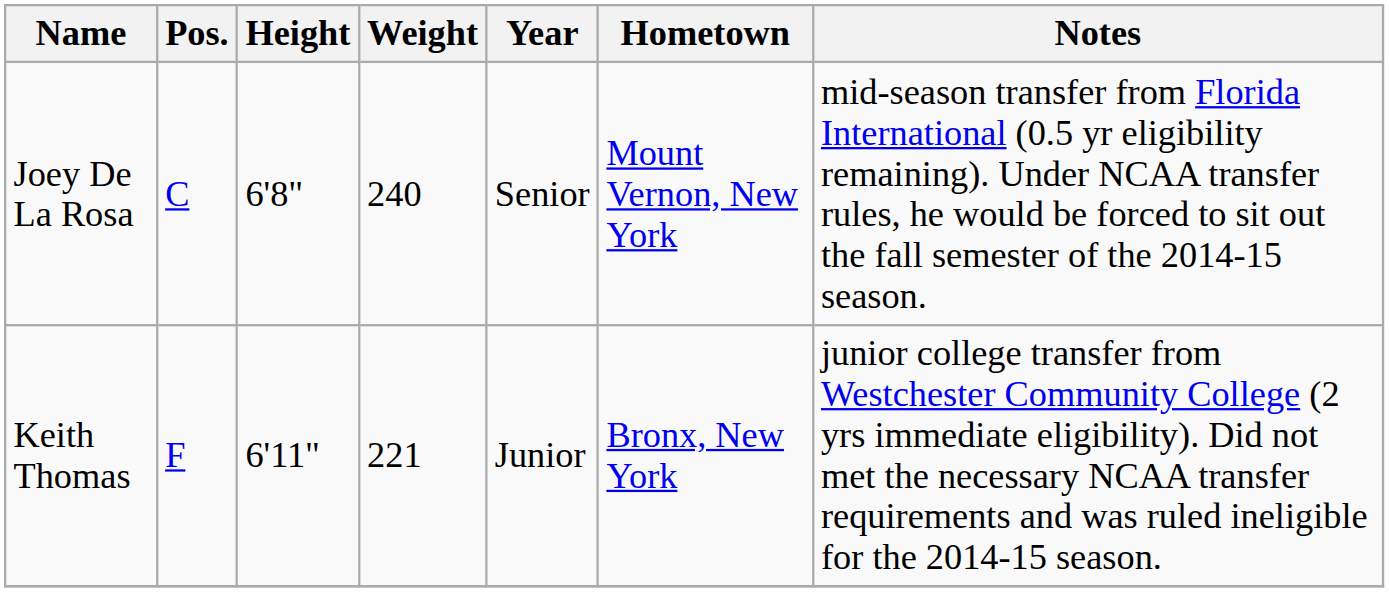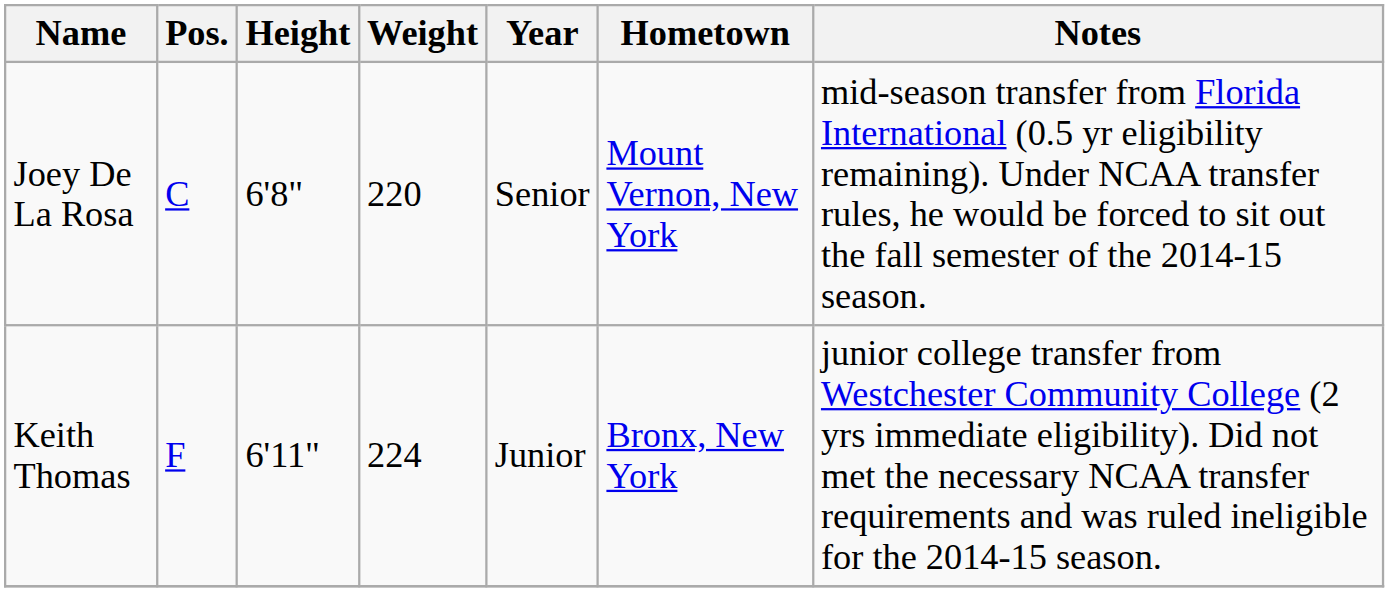(394, 193) 240 -> (394, 193) 220
(394, 454) 221 -> (394, 454) 224
